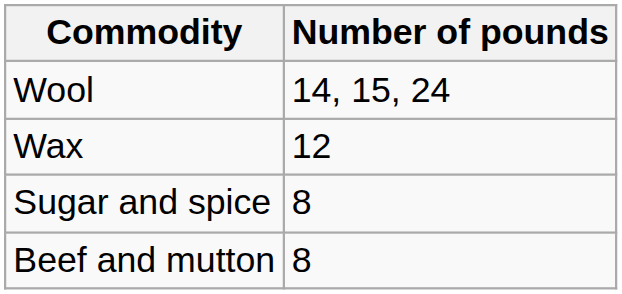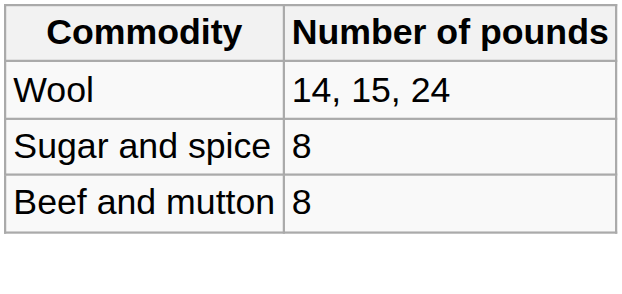- row: (48, 145)
